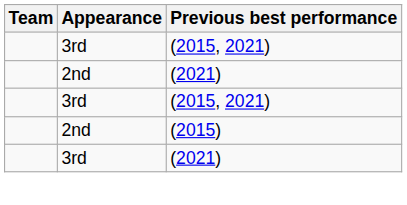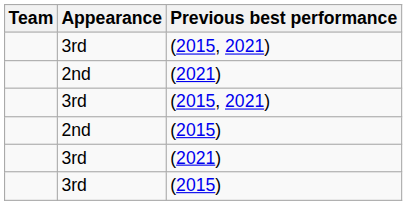+ row: (74, 185)
